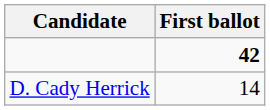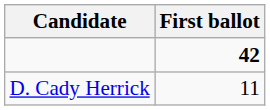(249, 88) 14 -> (250, 88) 11
